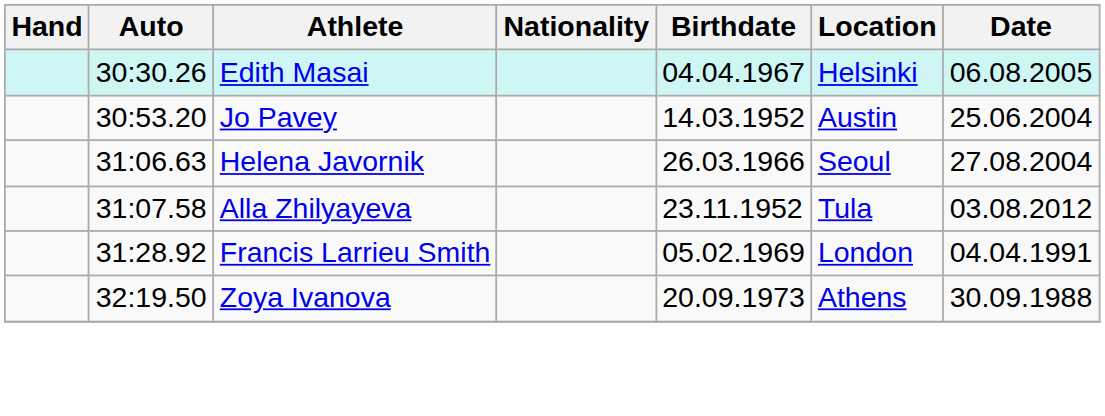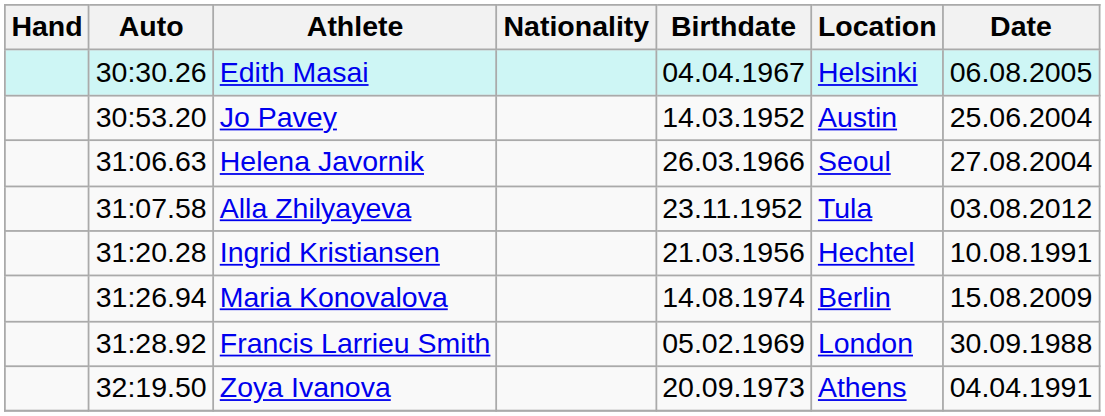+ row: (330, 252)
+ row: (334, 298)
(1021, 252) 04.04.1991 -> (1021, 343) 30.09.1988
(1021, 298) 30.09.1988 -> (1021, 388) 04.04.1991
